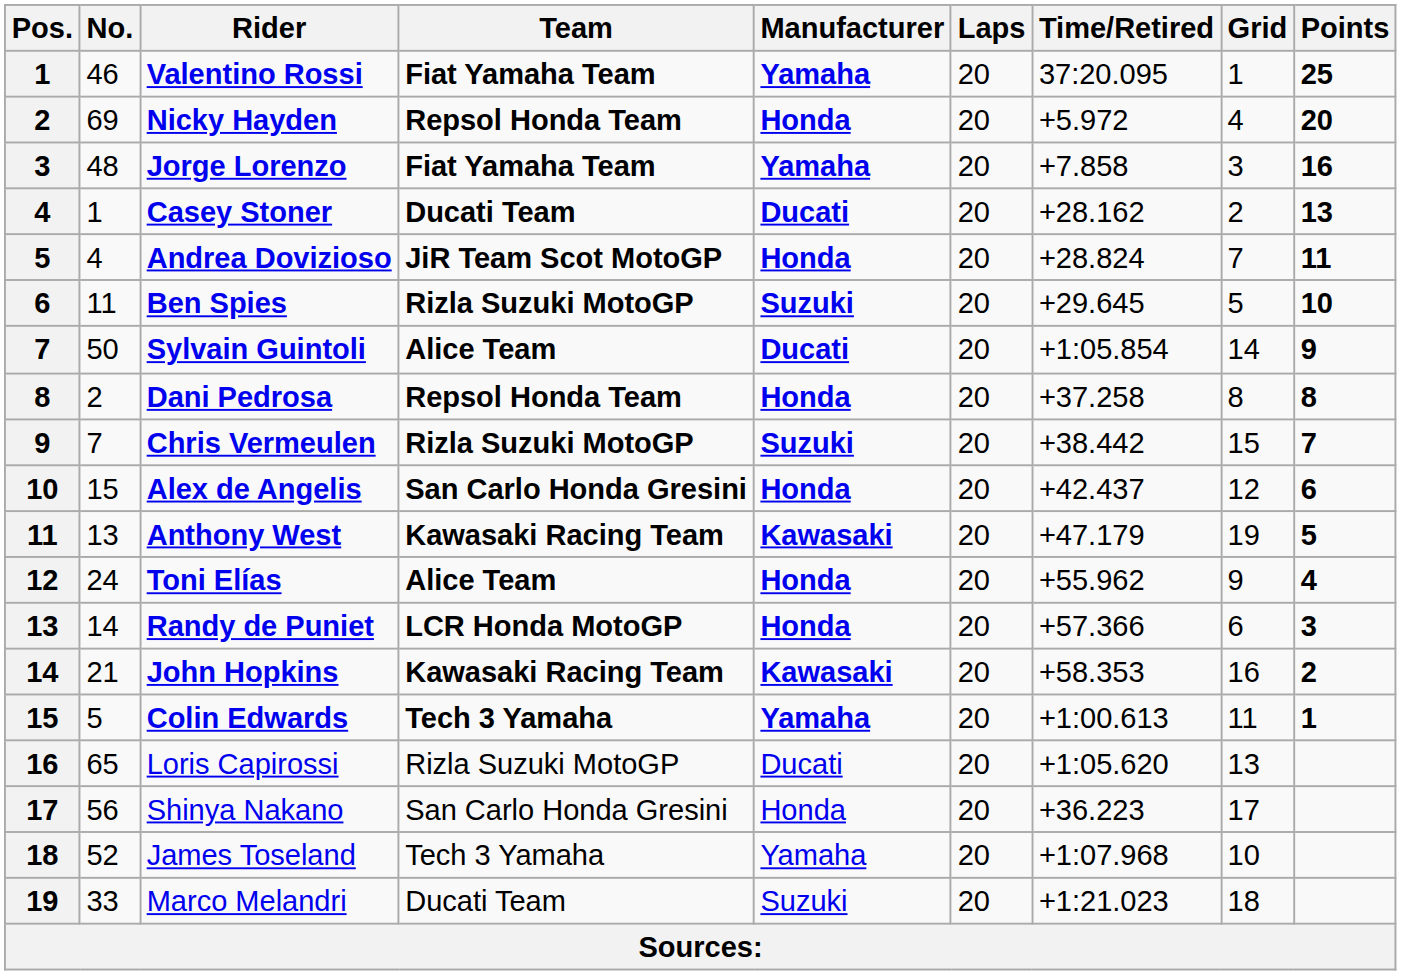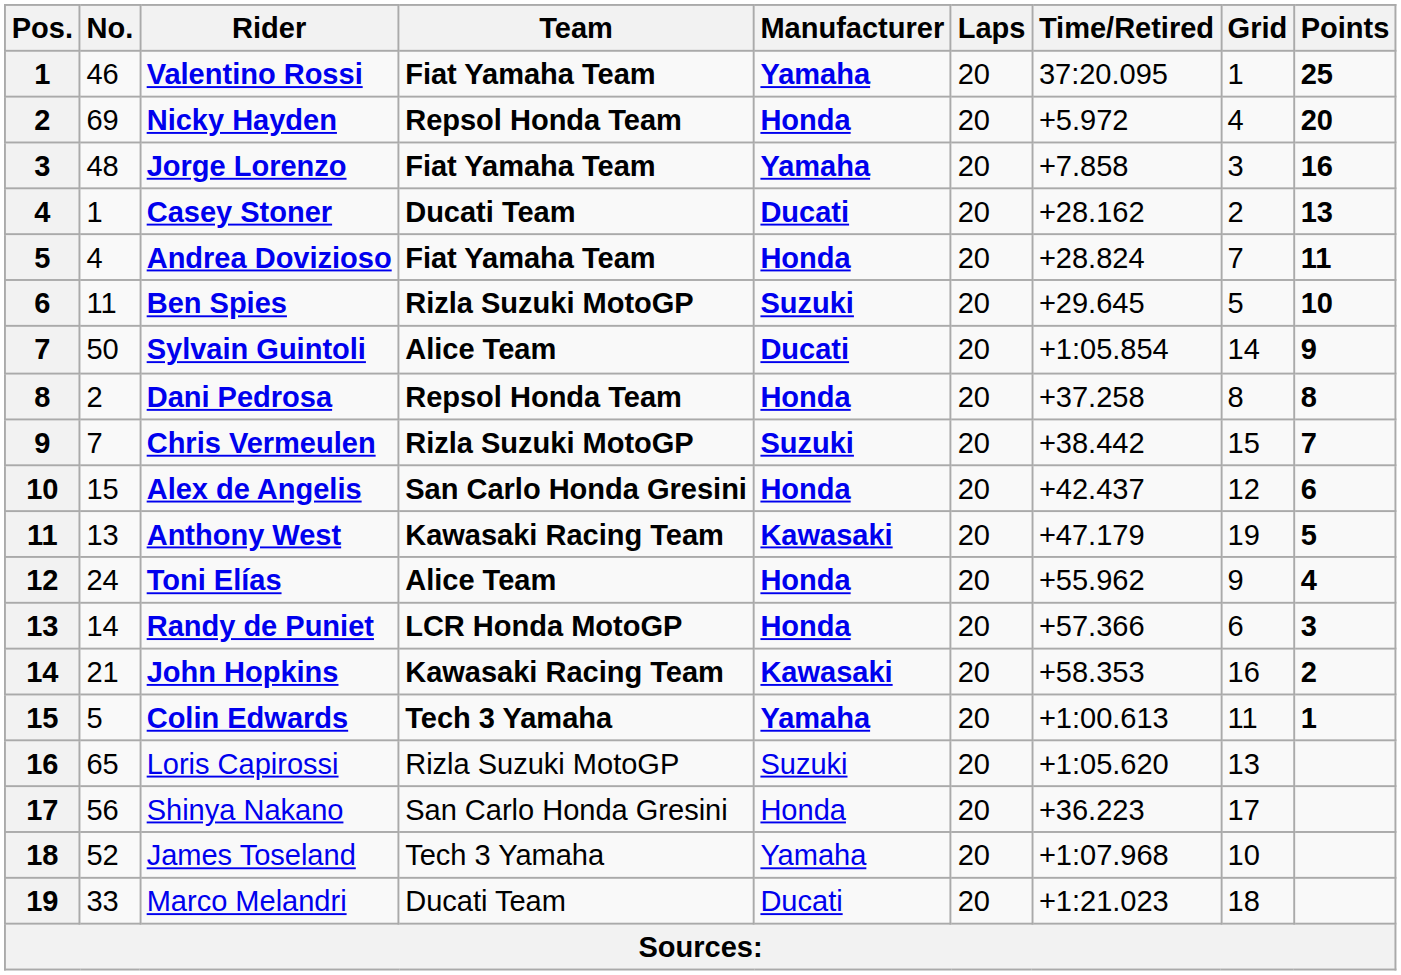(564, 258) JiR Team Scot MotoGP -> (530, 258) Fiat Yamaha Team
(802, 763) Ducati -> (804, 763) Suzuki
(804, 901) Suzuki -> (802, 901) Ducati
